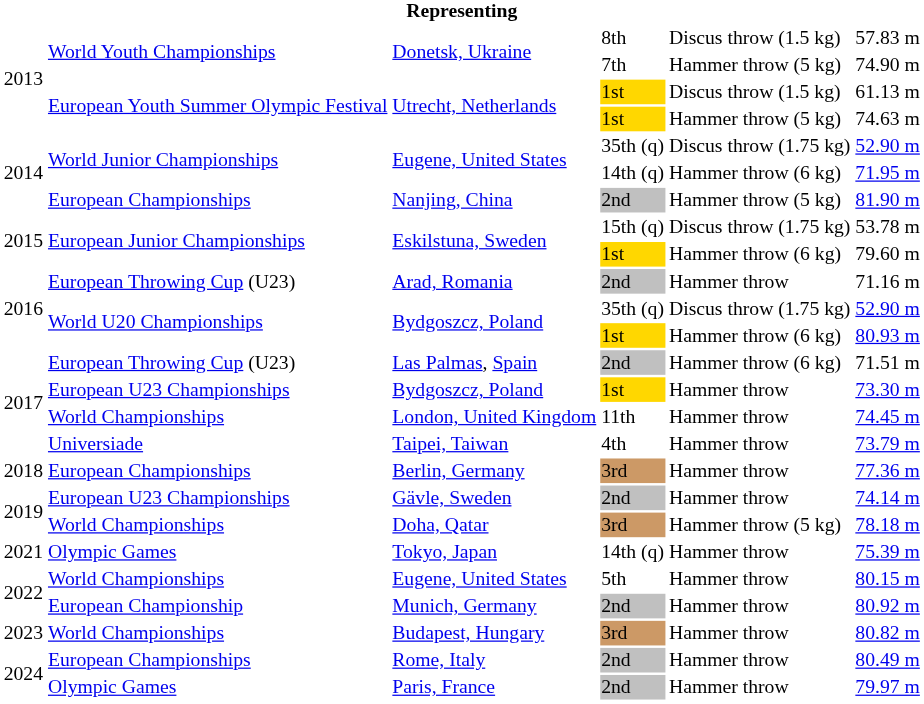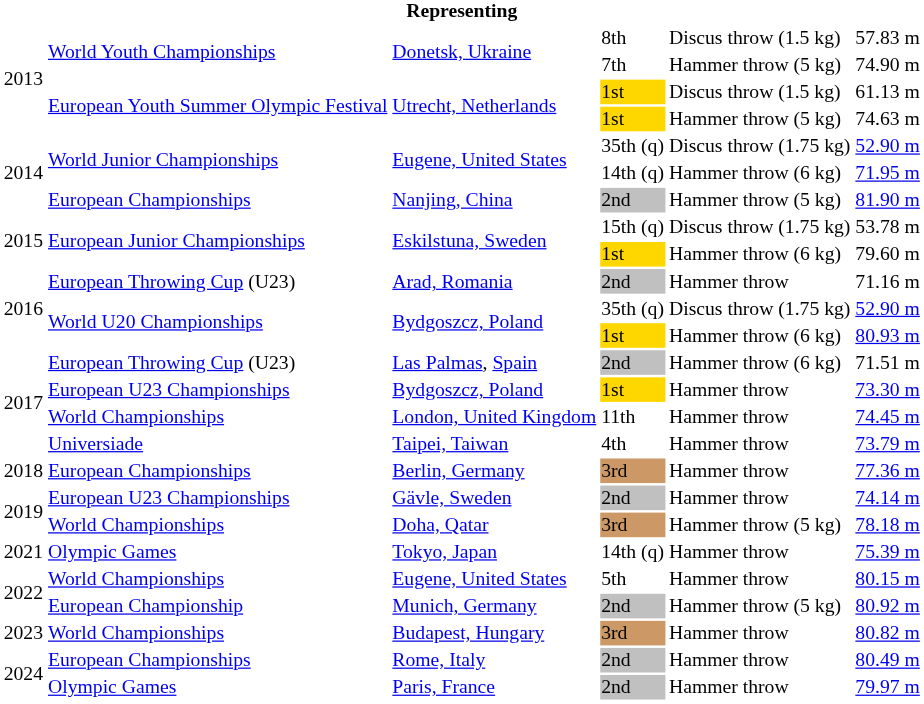(729, 605) Hammer throw -> (755, 605) Hammer throw (5 kg)
